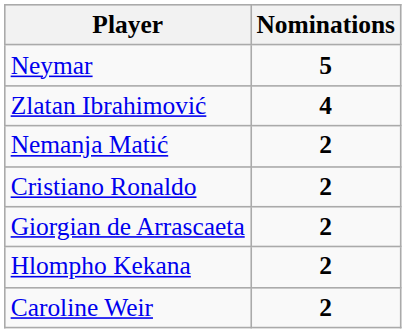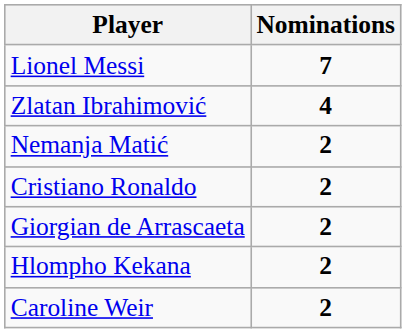+ row: (77, 65)
- row: (52, 65)
